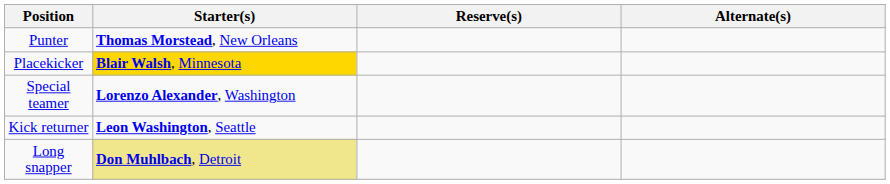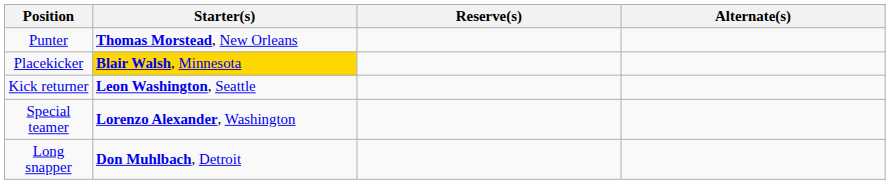rows swapped: (48, 127) <-> (48, 95)
(169, 159) khaki background -> (169, 159) no background
